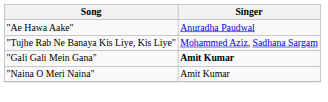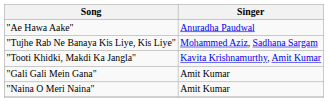+ row: (71, 58)
(207, 58) bold -> (205, 74) normal
